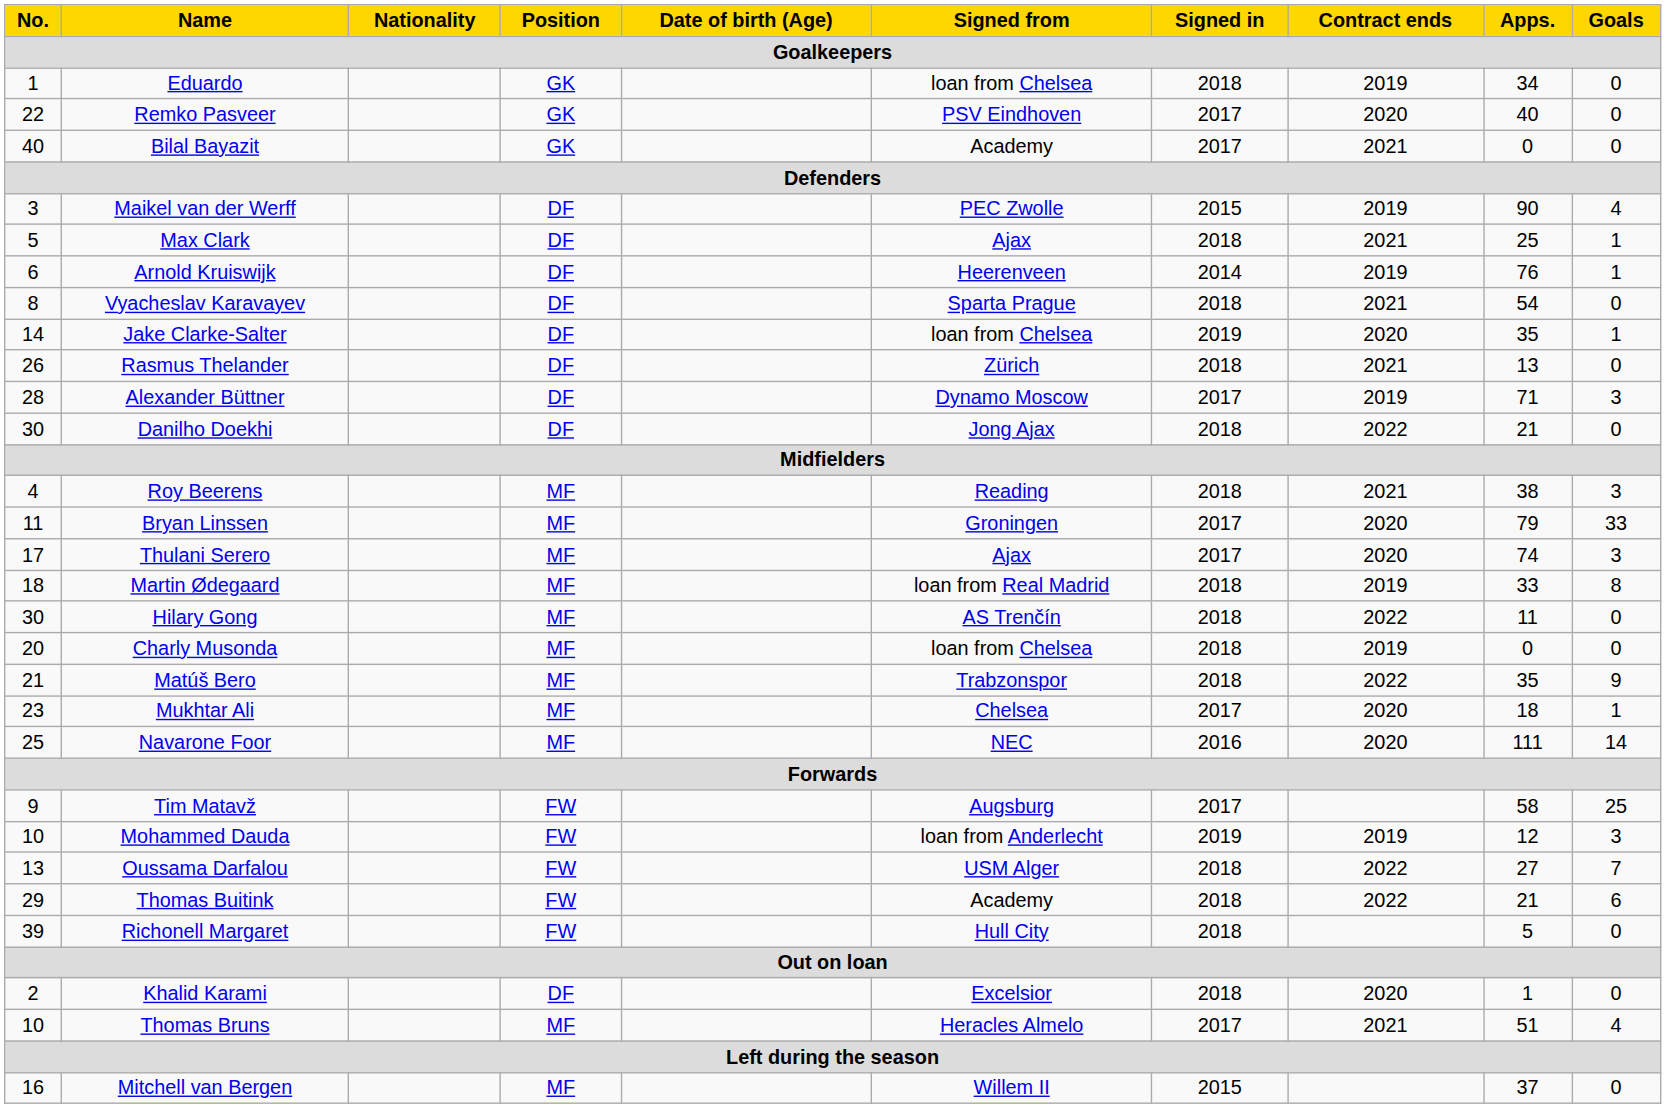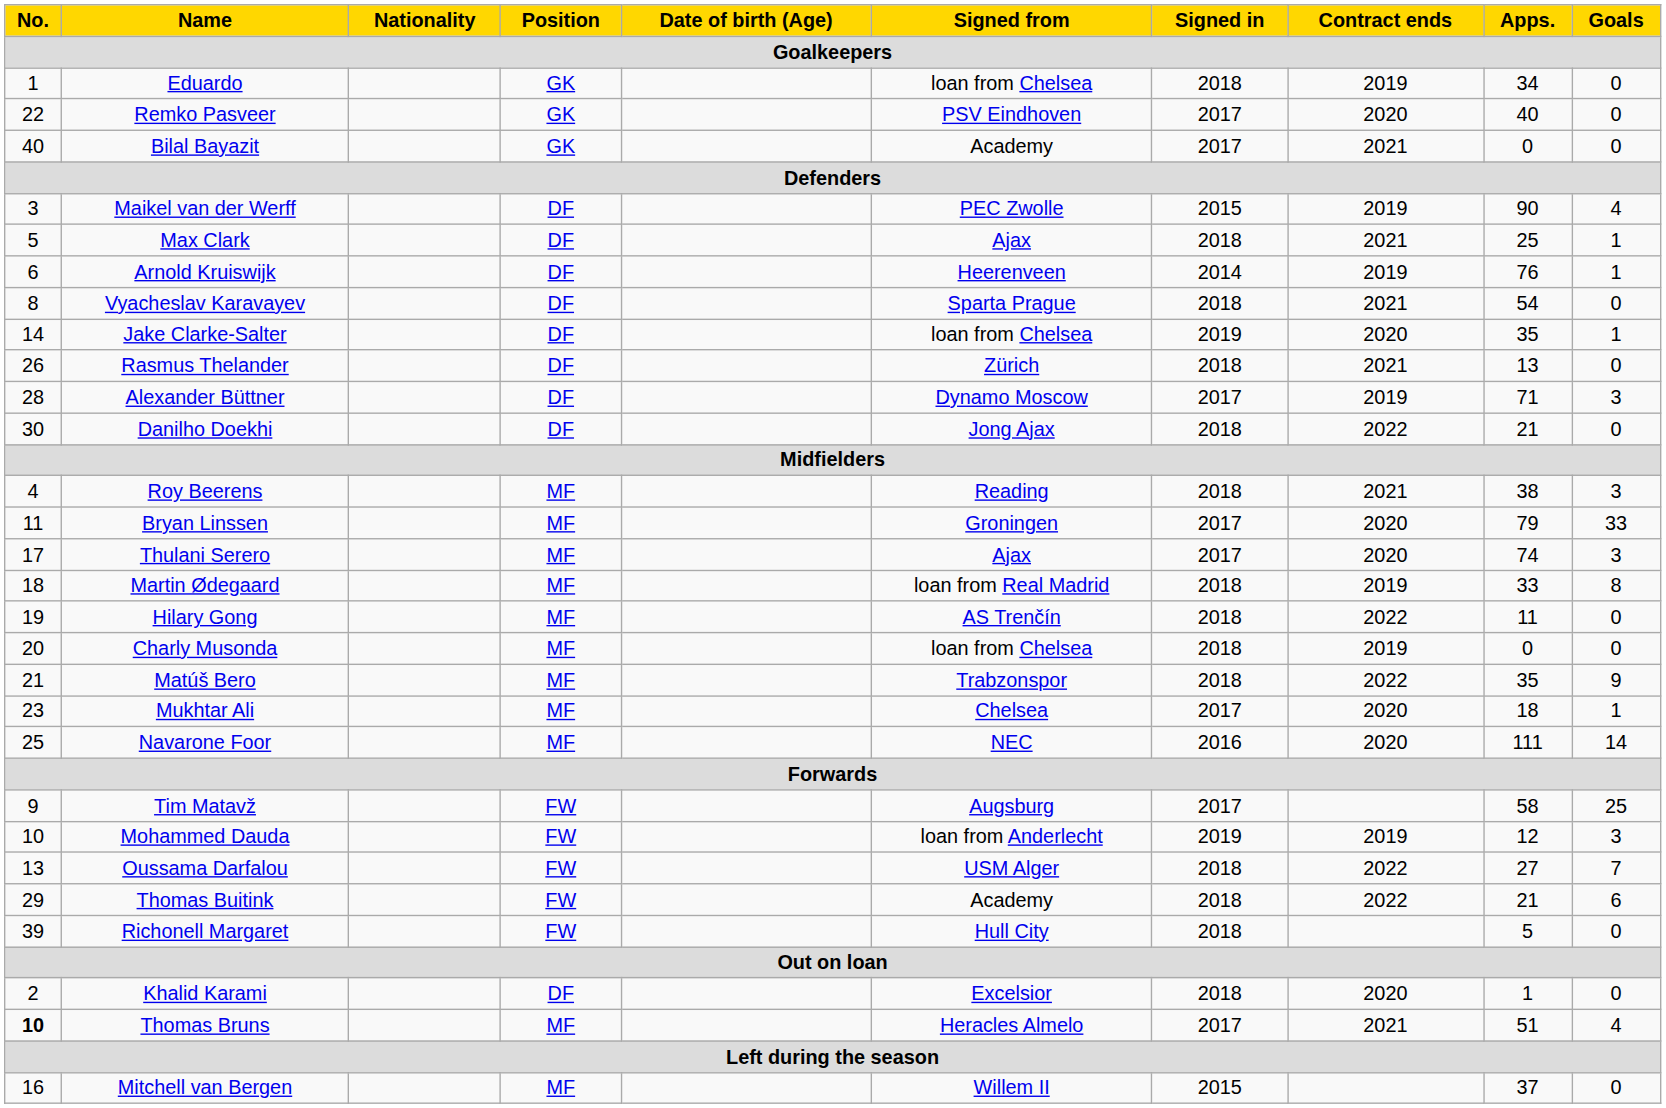(33, 617) 30 -> (33, 617) 19
(33, 1025) normal -> (33, 1025) bold
